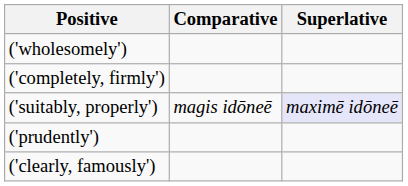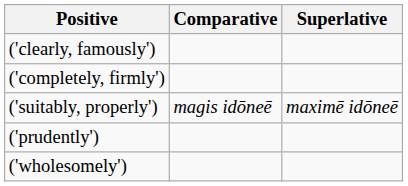rows swapped: (82, 166) <-> (68, 48)
(342, 107) lavender background -> (342, 107) no background
